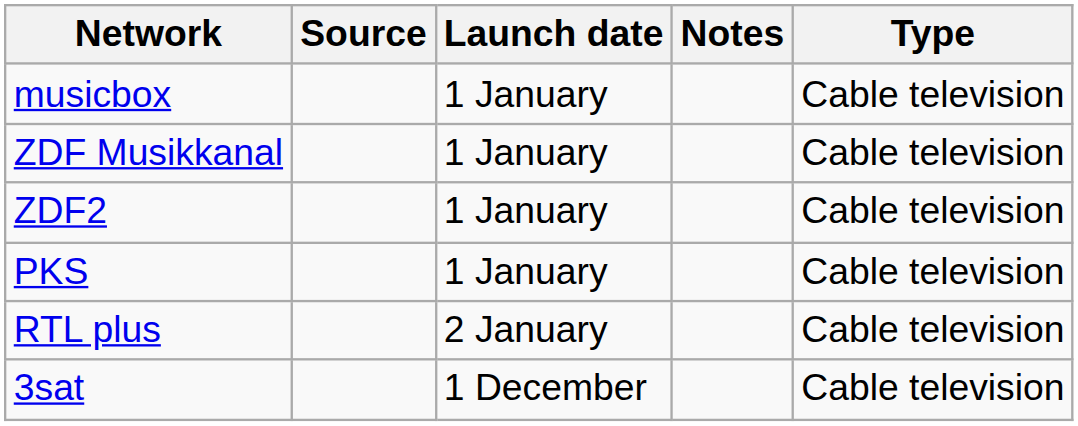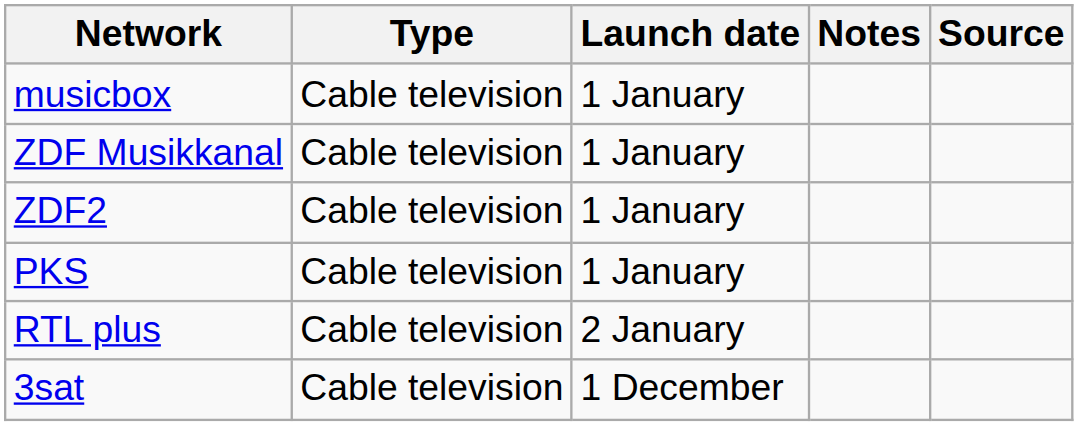columns swapped: (933, 34) <-> (363, 34)
